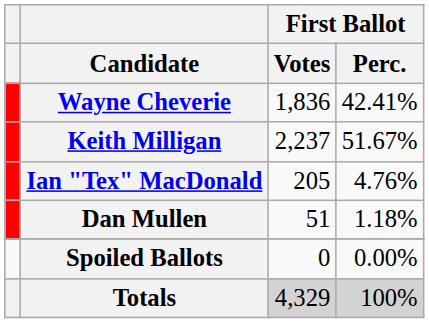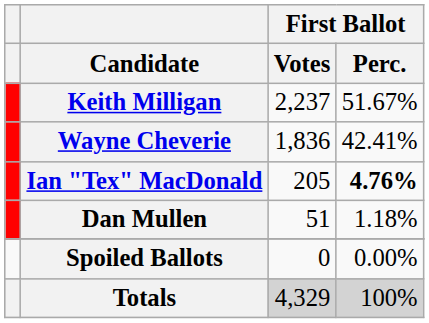rows swapped: (144, 141) <-> (144, 102)
(386, 180) normal -> (384, 180) bold
